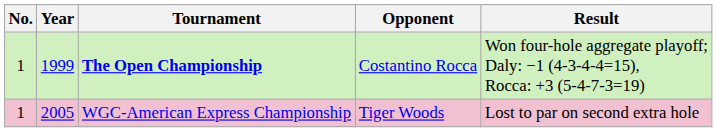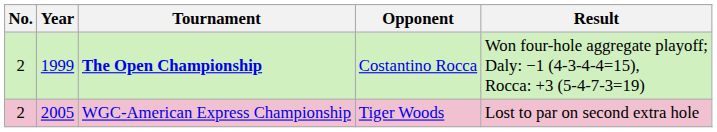(21, 65) 1 -> (21, 65) 2
(21, 113) 1 -> (21, 113) 2
